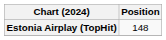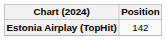(140, 27) 148 -> (140, 27) 142
